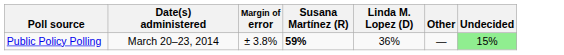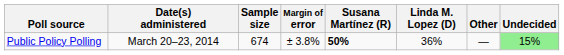+ column: (260, 18)
(296, 41) 59% -> (338, 41) 50%
